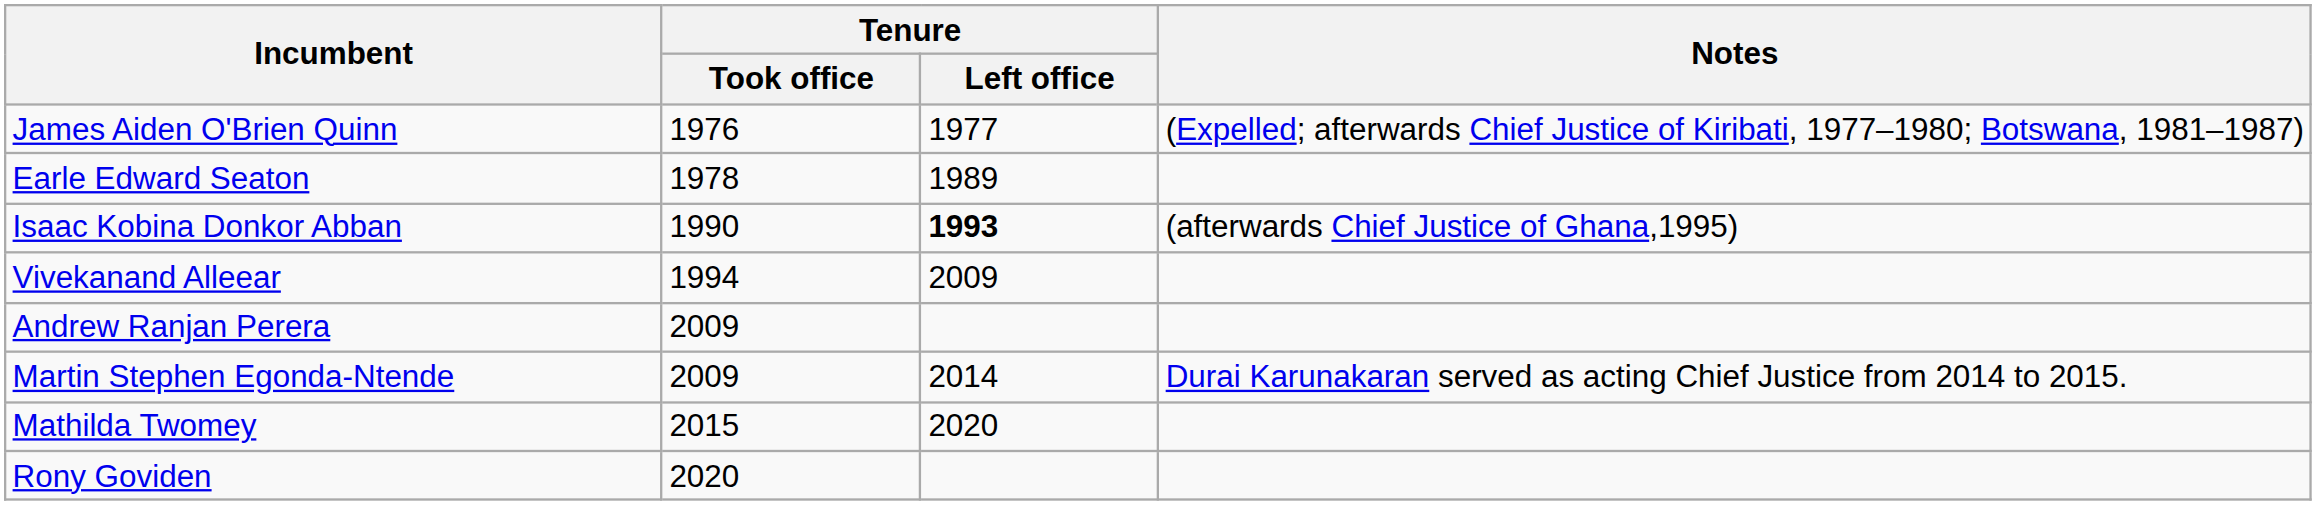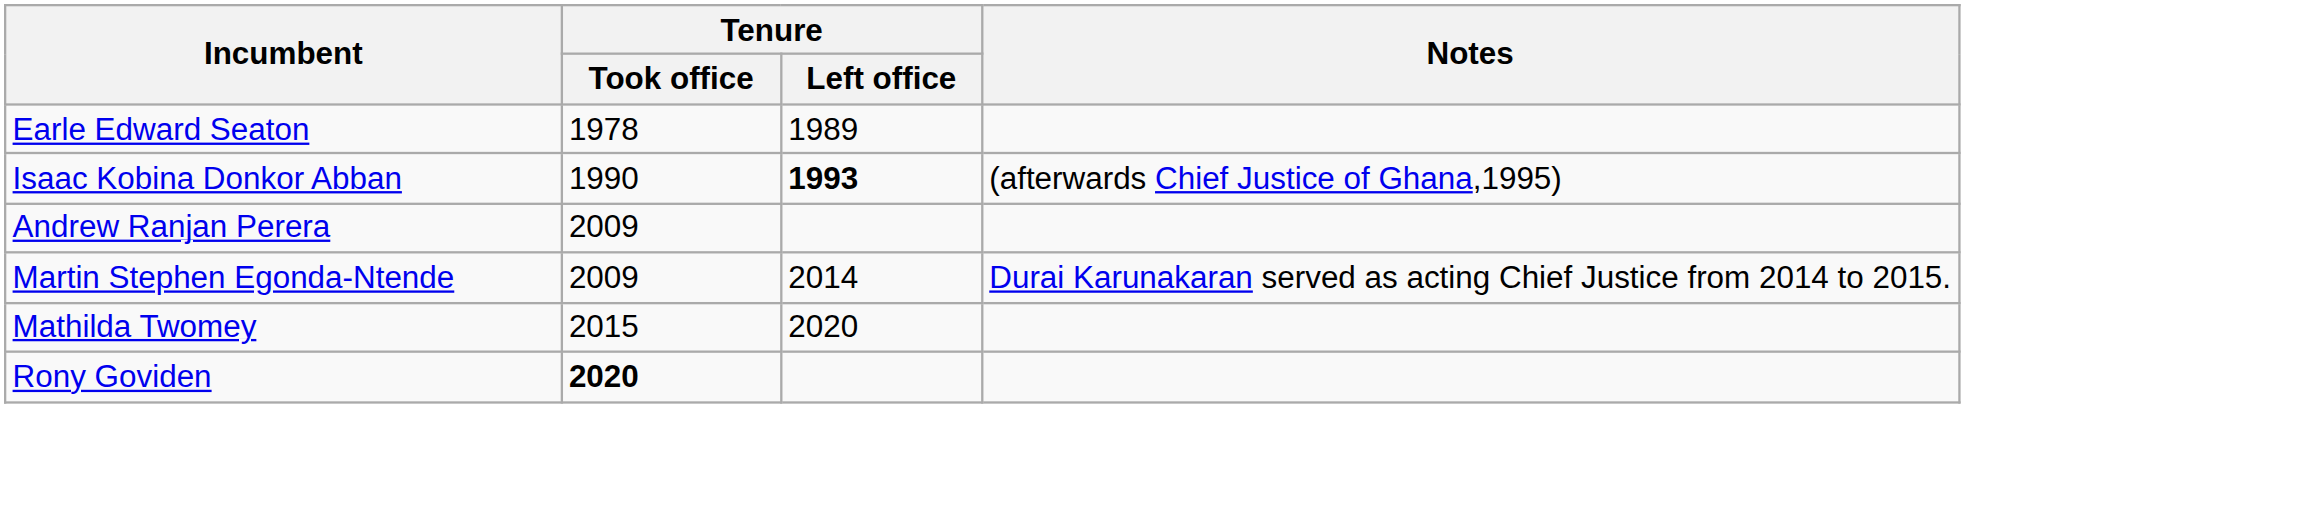- row: (205, 129)
- row: (147, 277)
(704, 475) normal -> (604, 376) bold
